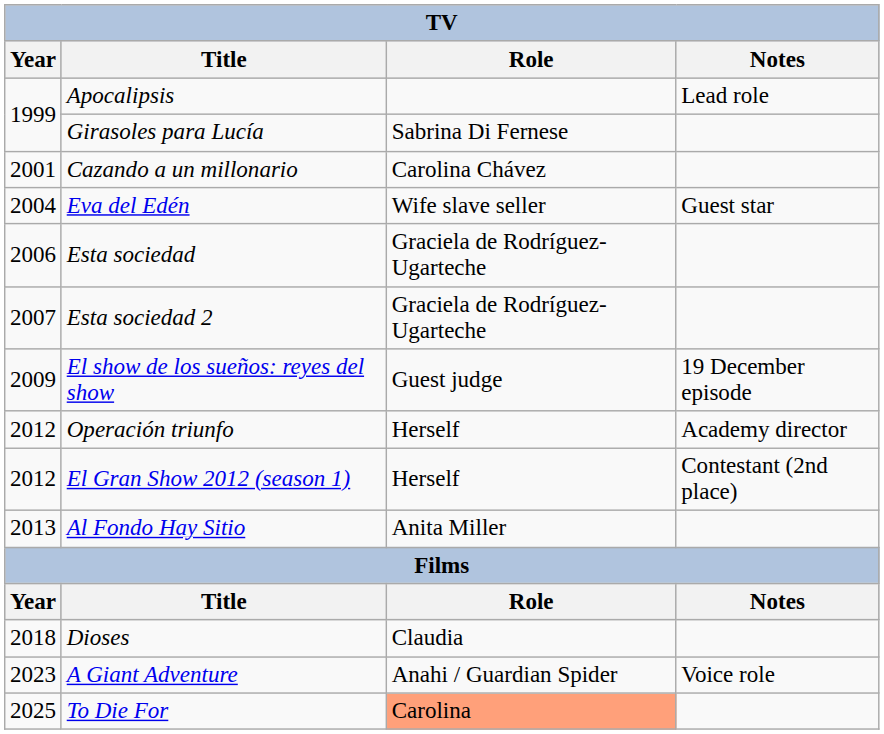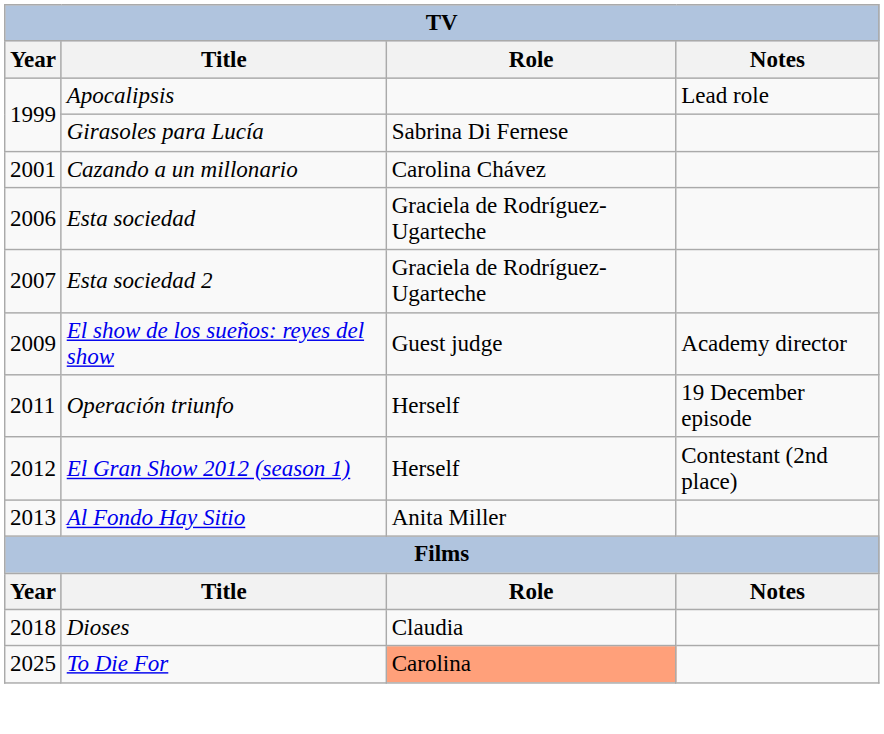- row: (128, 205)
(743, 379) 19 December episode -> (764, 343) Academy director
(33, 429) 2012 -> (33, 405) 2011
(764, 429) Academy director -> (743, 405) 19 December episode
- row: (152, 674)
